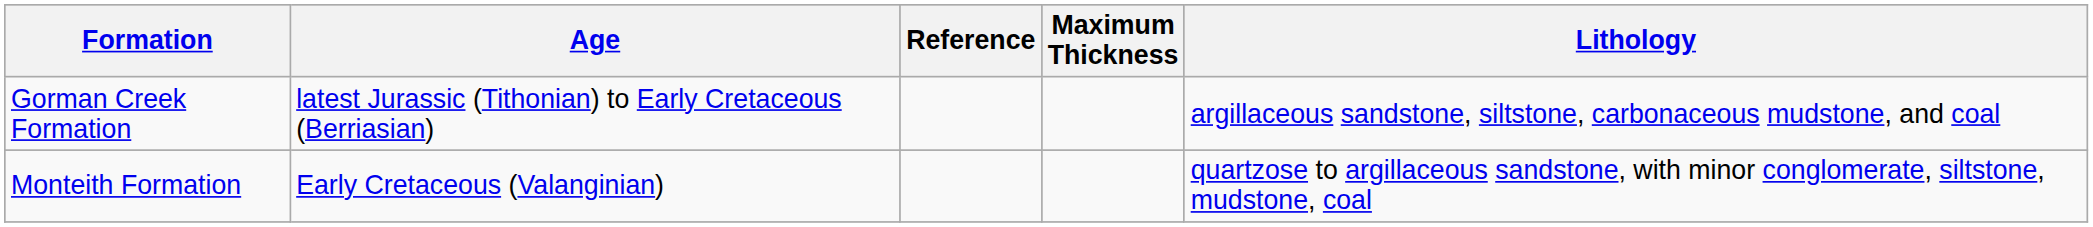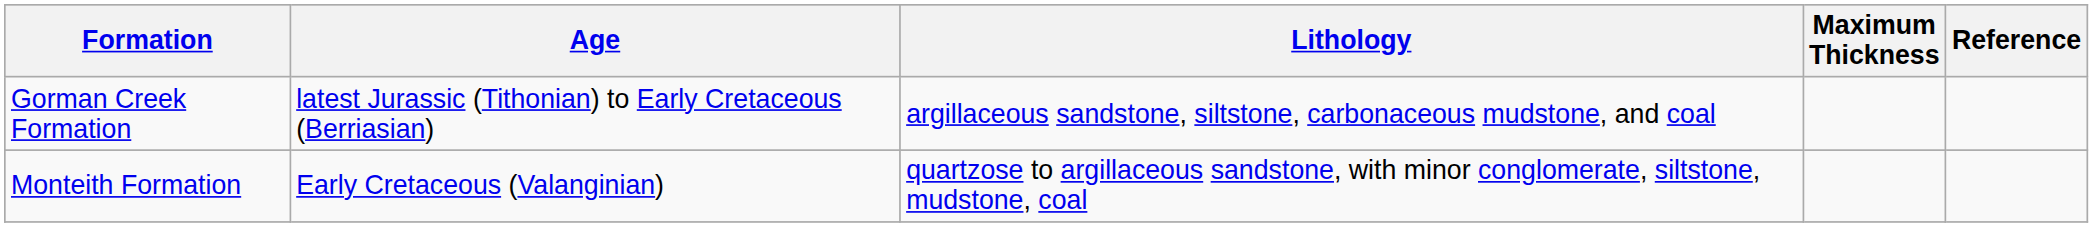columns swapped: (1636, 40) <-> (971, 40)
